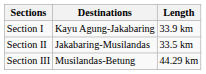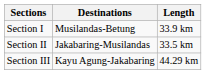(105, 28) Kayu Agung-Jakabaring -> (95, 28) Musilandas-Betung
(95, 61) Musilandas-Betung -> (105, 61) Kayu Agung-Jakabaring
